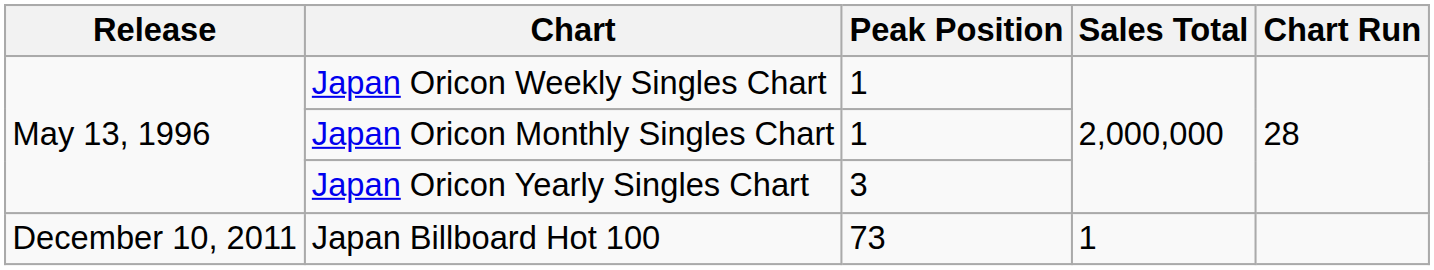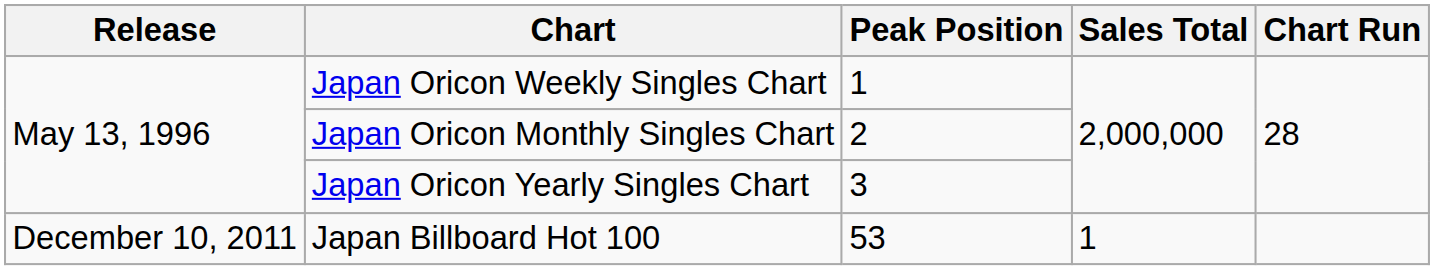(858, 133) 1 -> (858, 133) 2
(868, 237) 73 -> (868, 237) 53
